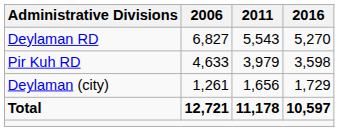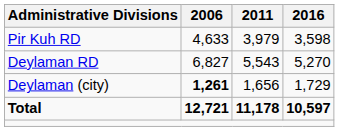rows swapped: (53, 39) <-> (44, 62)
(211, 85) normal -> (211, 85) bold
